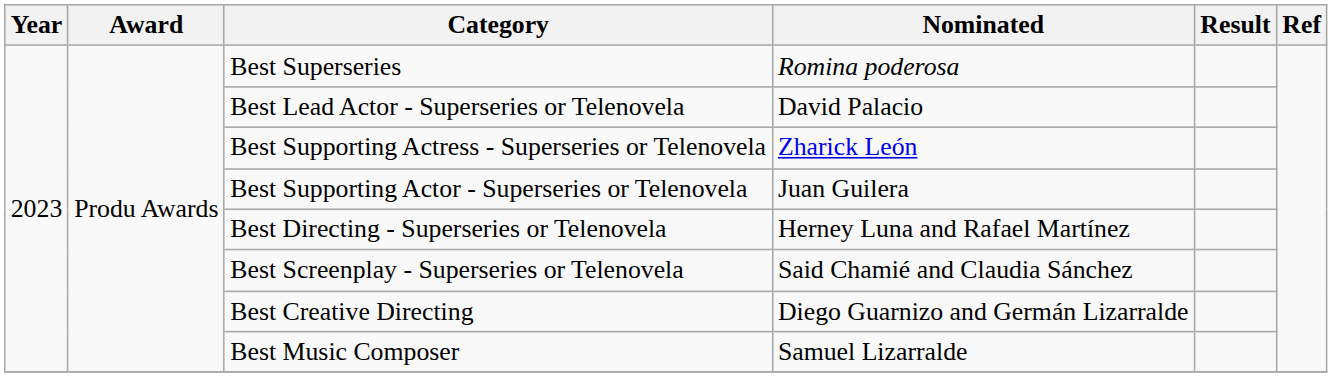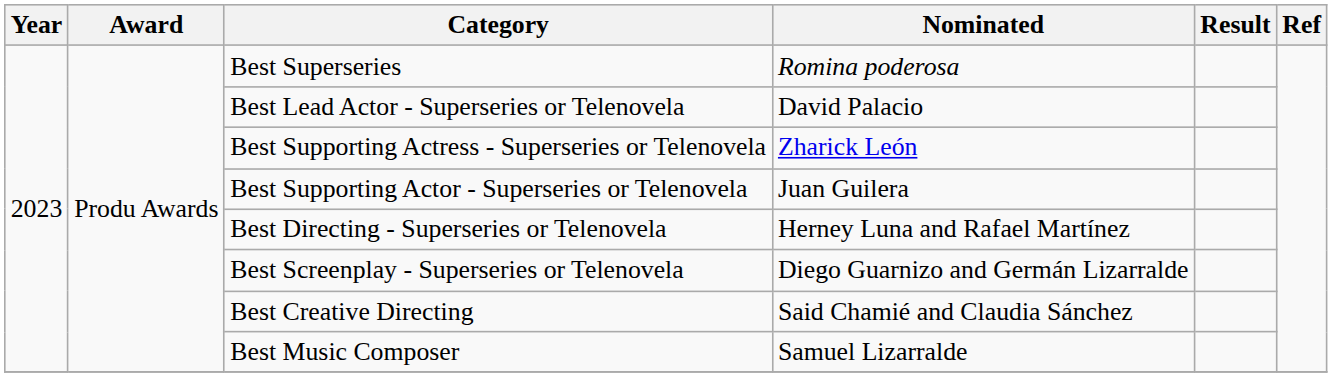(955, 270) Said Chamié and Claudia Sánchez -> (983, 270) Diego Guarnizo and Germán Lizarralde
(983, 310) Diego Guarnizo and Germán Lizarralde -> (955, 310) Said Chamié and Claudia Sánchez
